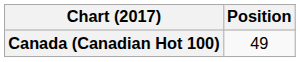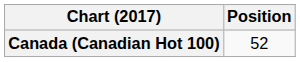(259, 43) 49 -> (259, 43) 52
